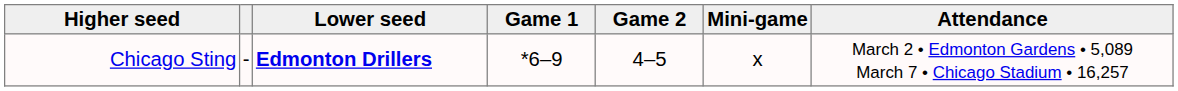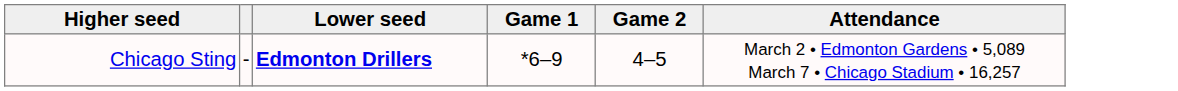- column: (758, 19)
